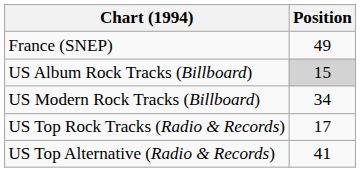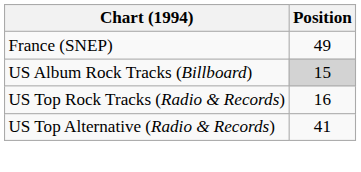- row: (134, 99)
(322, 126) 17 -> (322, 99) 16
